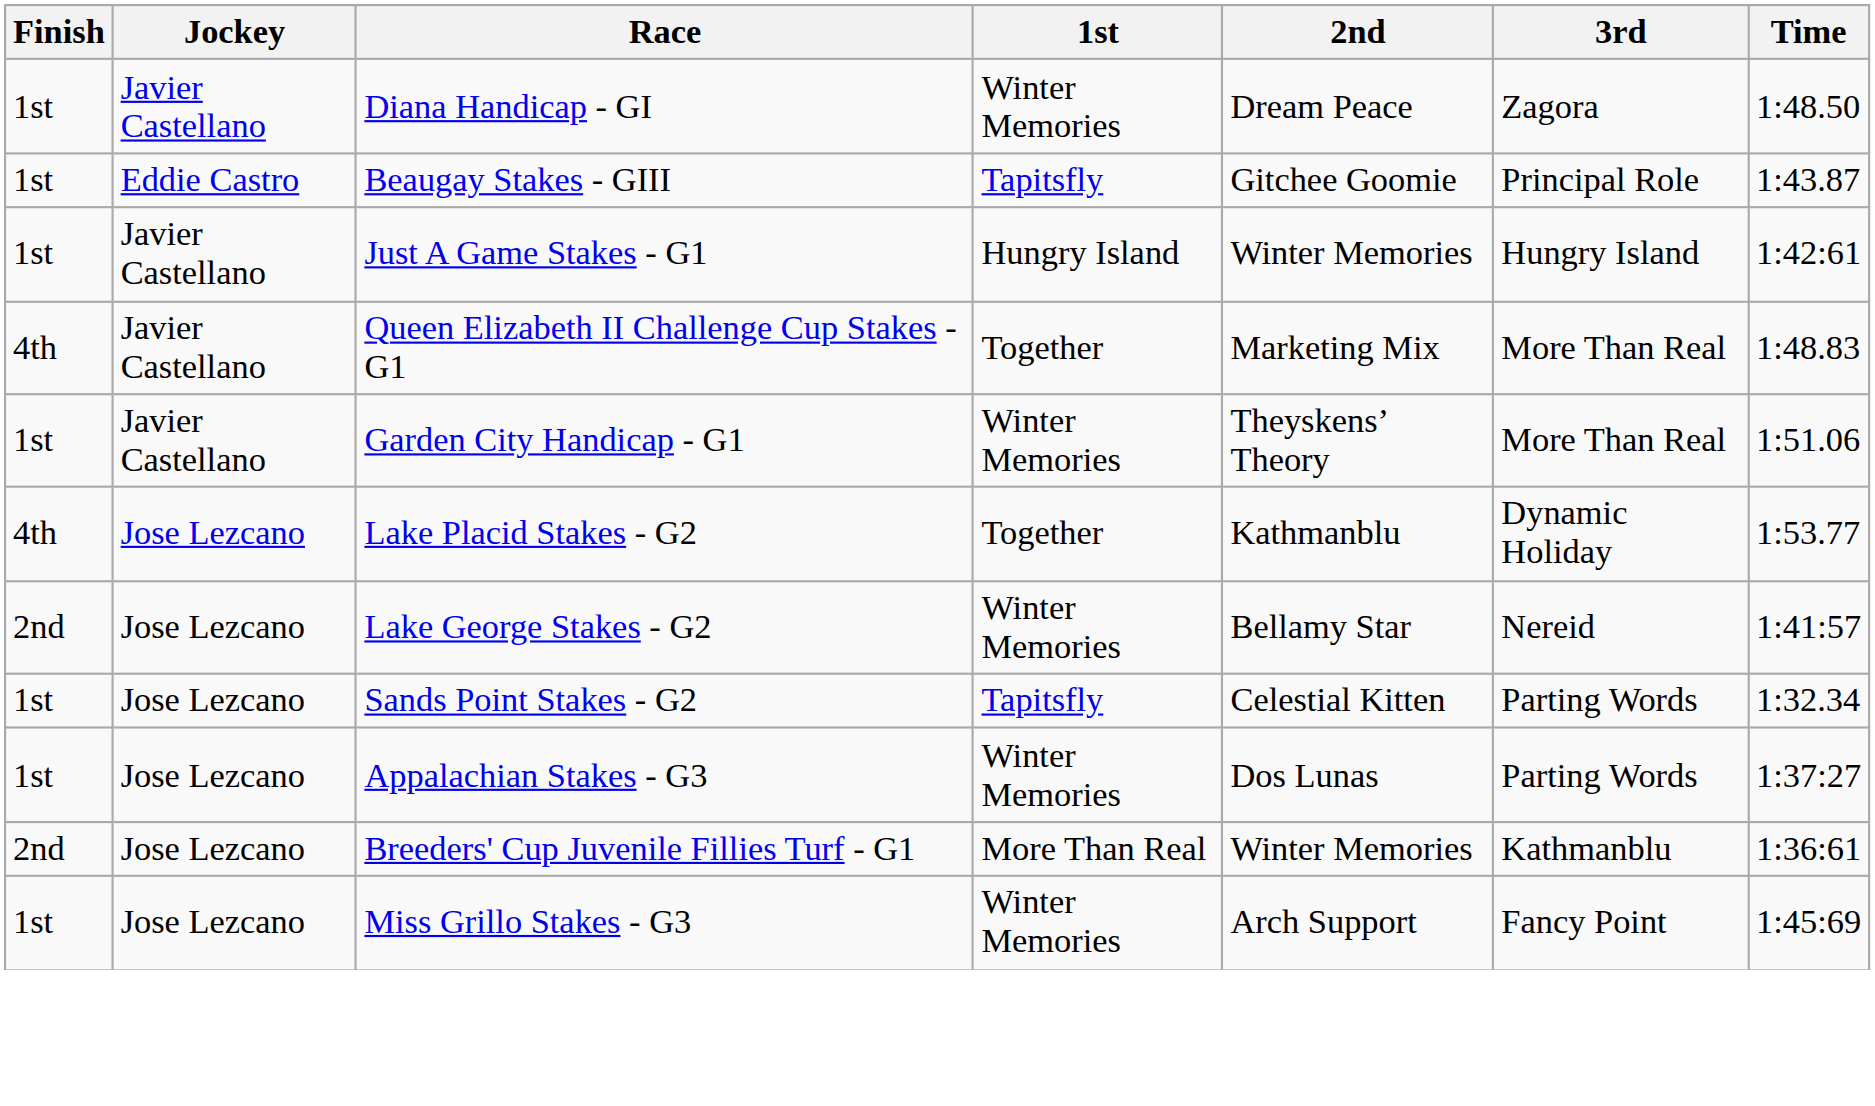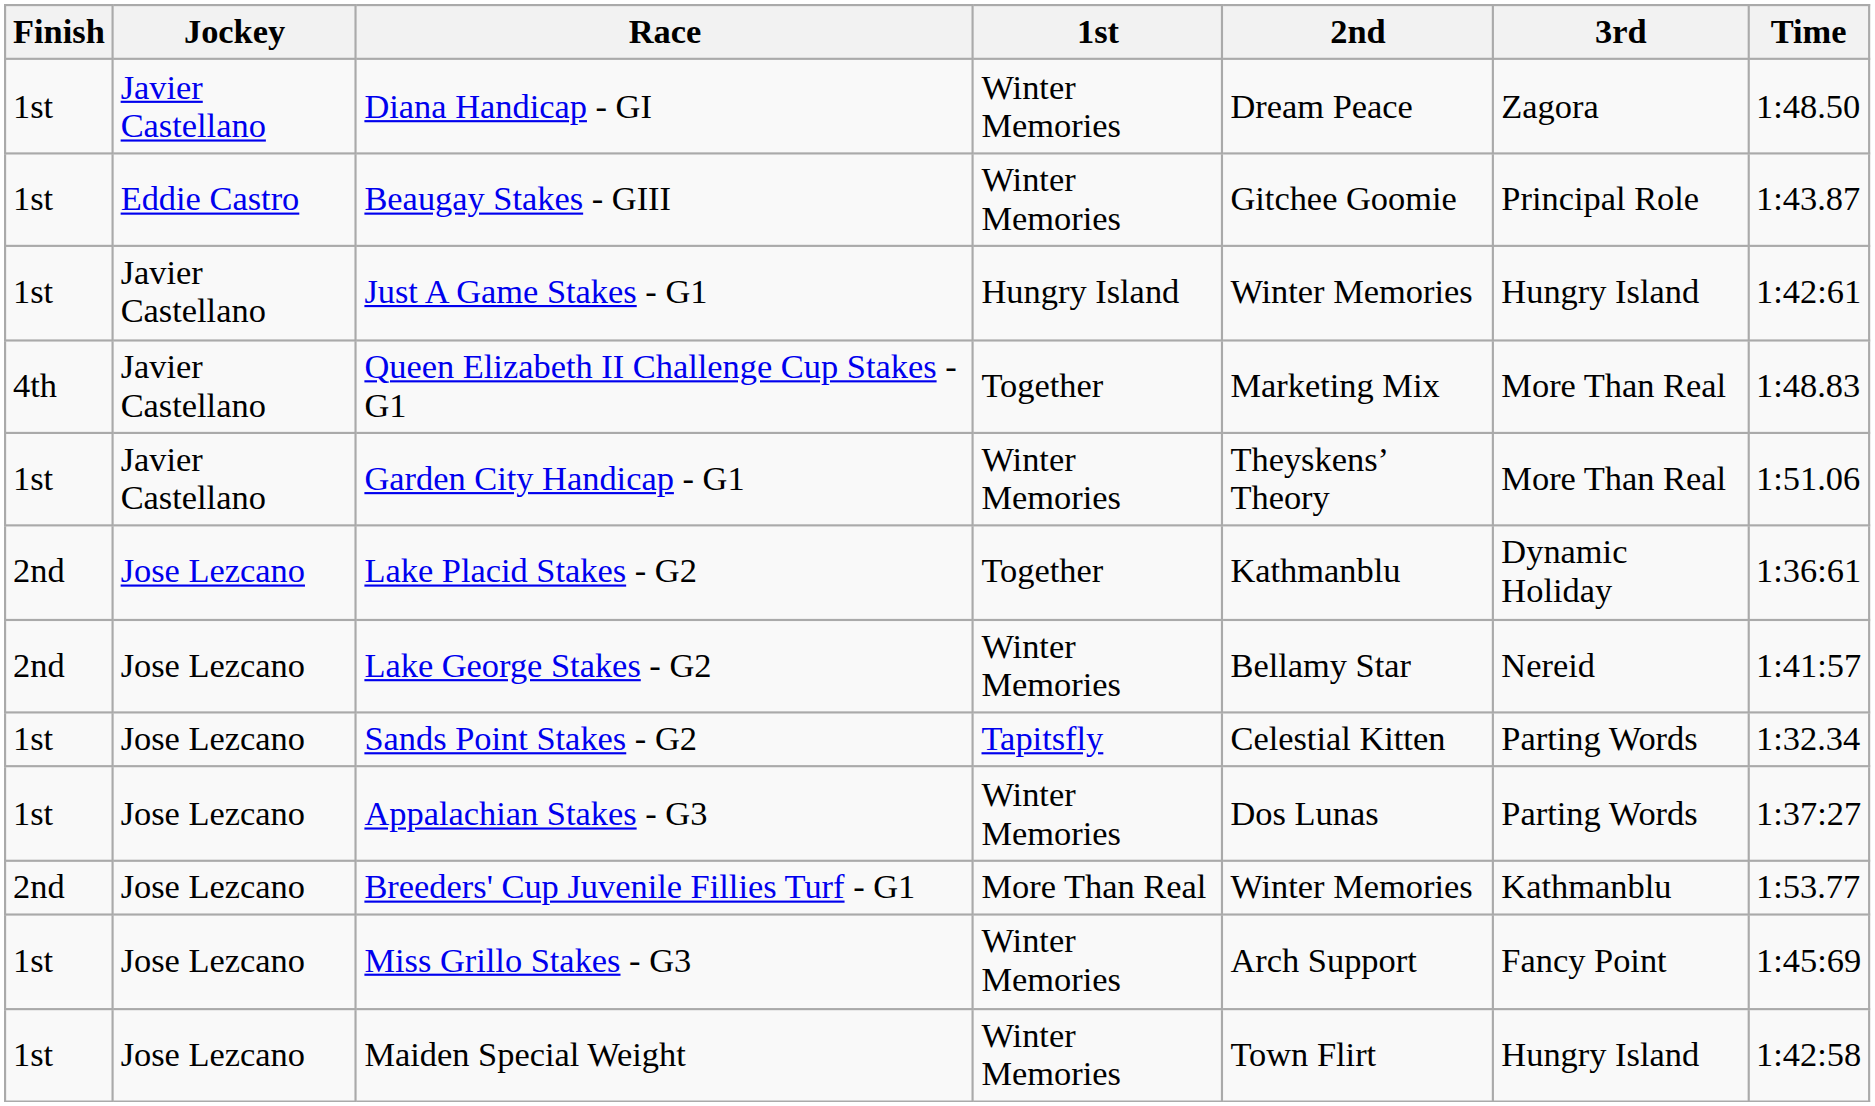(1042, 179) Tapitsfly -> (1051, 198) Winter Memories
(35, 533) 4th -> (39, 571) 2nd
(1808, 533) 1:53.77 -> (1809, 571) 1:36:61
(1809, 848) 1:36:61 -> (1808, 886) 1:53.77
+ row: (525, 1054)
